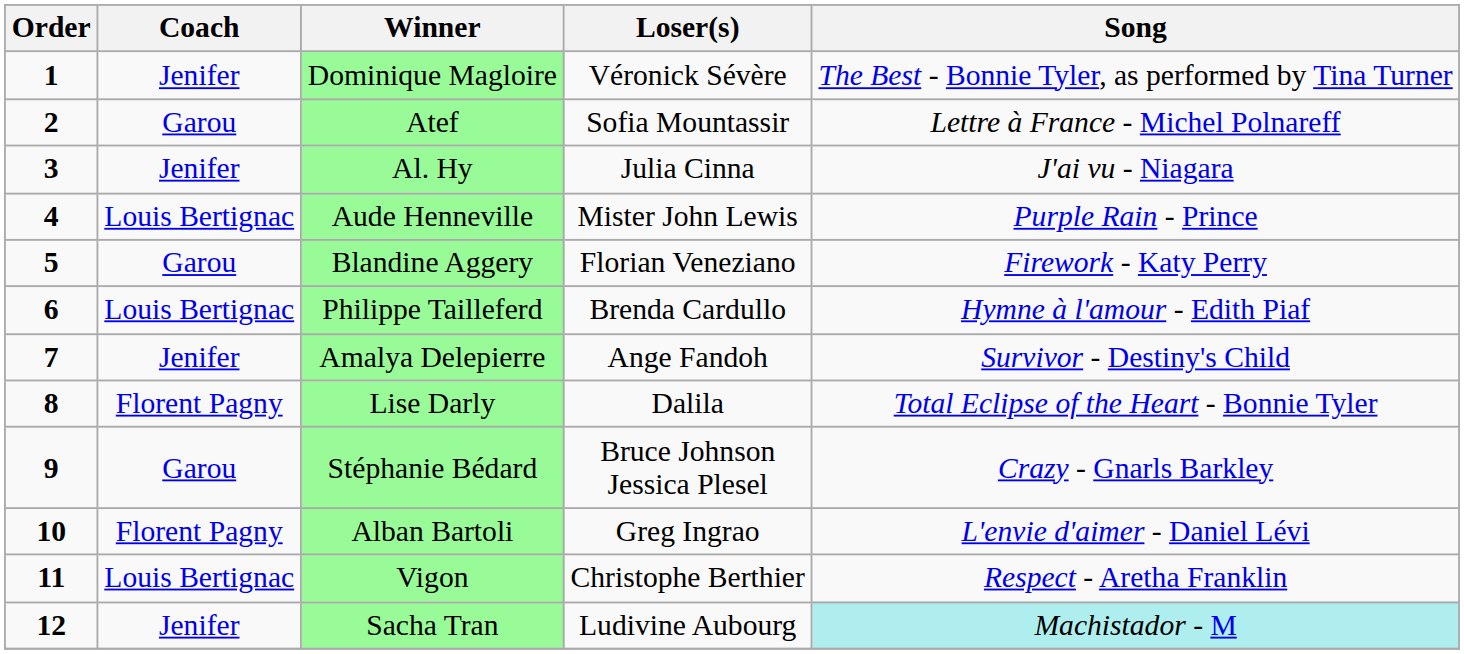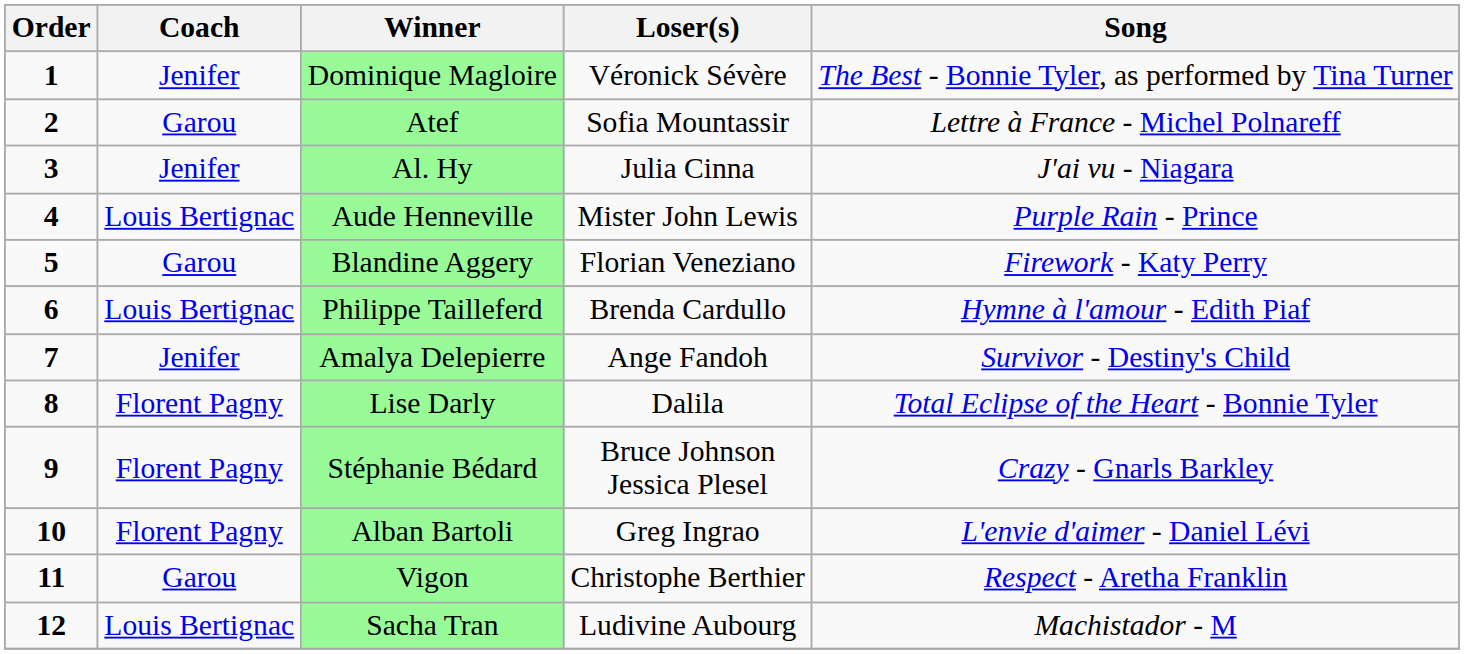(199, 467) Garou -> (199, 467) Florent Pagny
(199, 577) Louis Bertignac -> (199, 577) Garou
(199, 624) Jenifer -> (199, 624) Louis Bertignac
(1136, 624) paleturquoise background -> (1136, 624) no background
